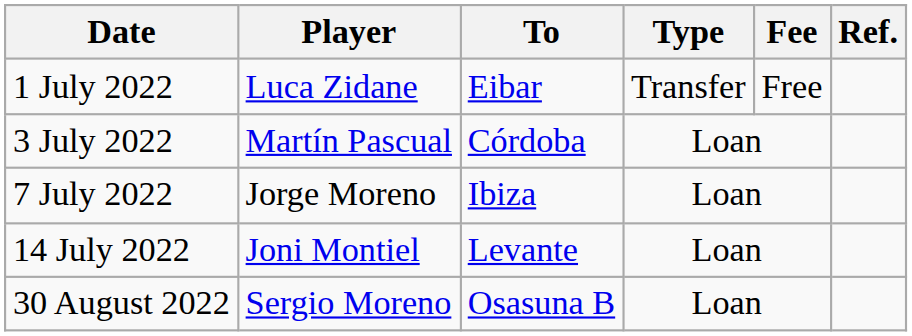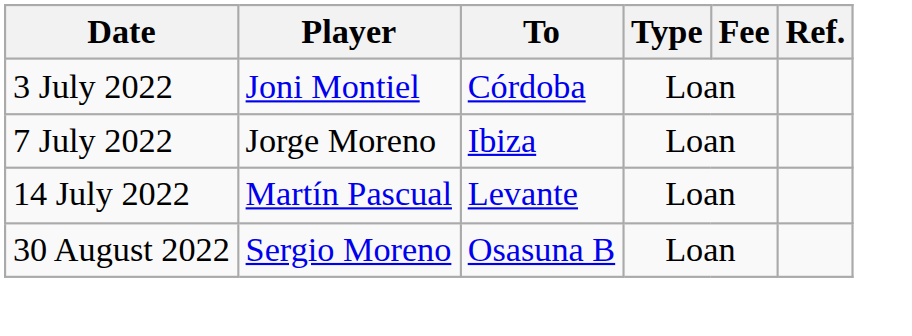- row: (93, 85)
(349, 140) Martín Pascual -> (333, 85) Joni Montiel
(333, 248) Joni Montiel -> (349, 194) Martín Pascual
